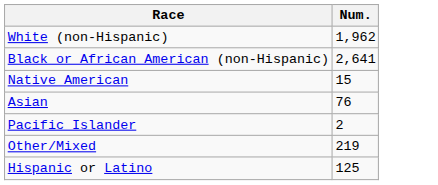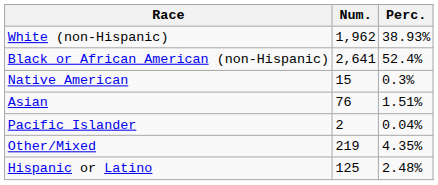+ column: (406, 15)
